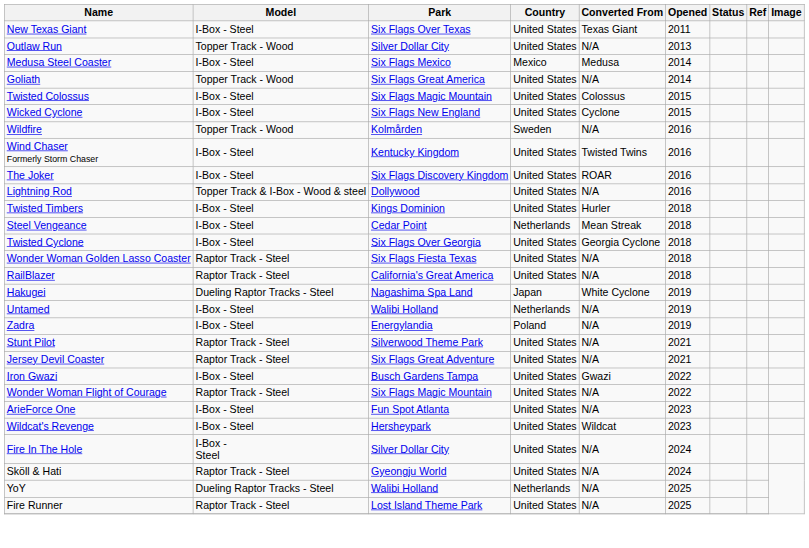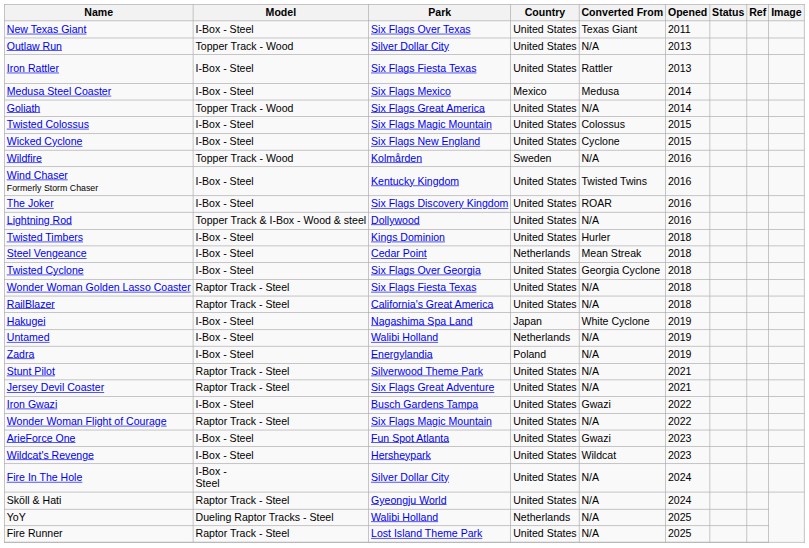+ row: (33, 69)
(265, 292) Dueling Raptor Tracks - Steel -> (225, 321) I-Box - Steel
(590, 409) N/A -> (596, 438) Gwazi
